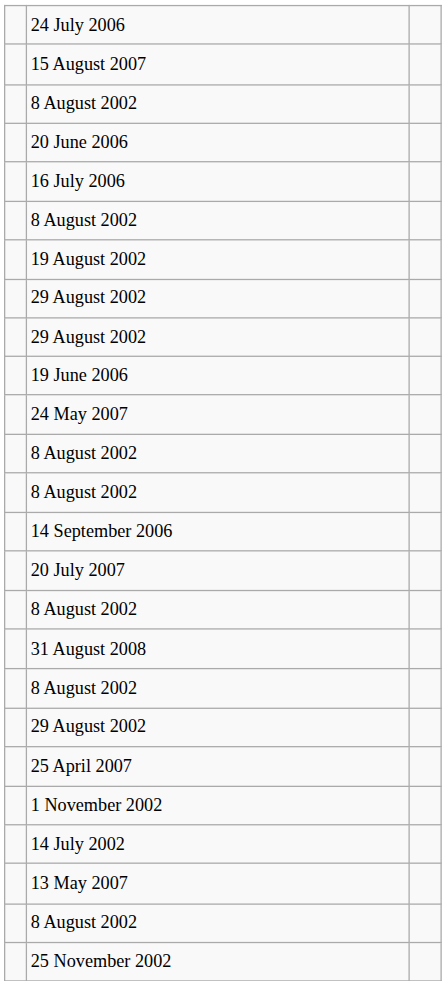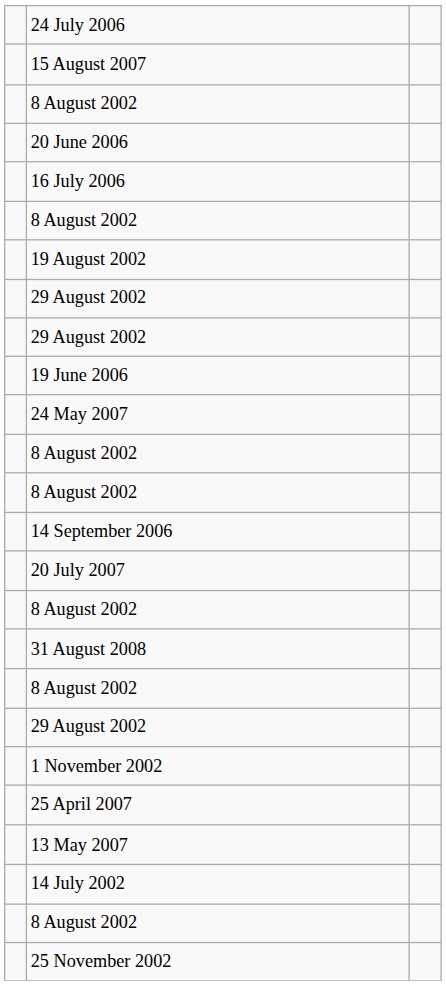rows swapped: (16, 806) <-> (16, 766)
rows swapped: (16, 884) <-> (16, 844)
